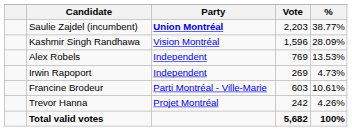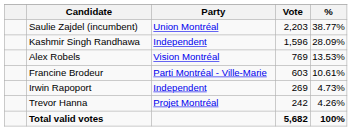(188, 27) bold -> (186, 27) normal
(186, 42) Vision Montréal -> (180, 42) Independent
(180, 57) Independent -> (186, 57) Vision Montréal
rows swapped: (66, 88) <-> (60, 73)
